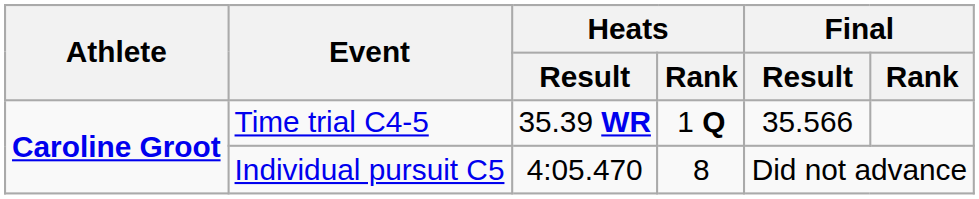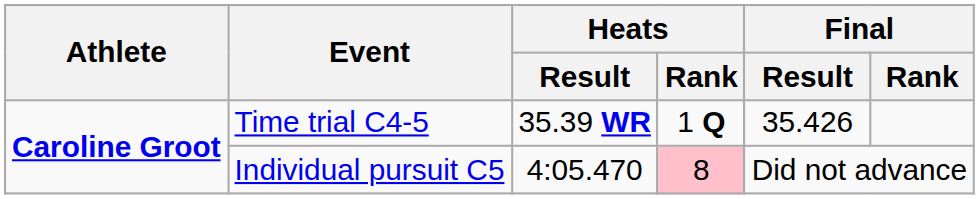(807, 123) 35.566 -> (807, 123) 35.426
(701, 170) no background -> (701, 170) pink background
